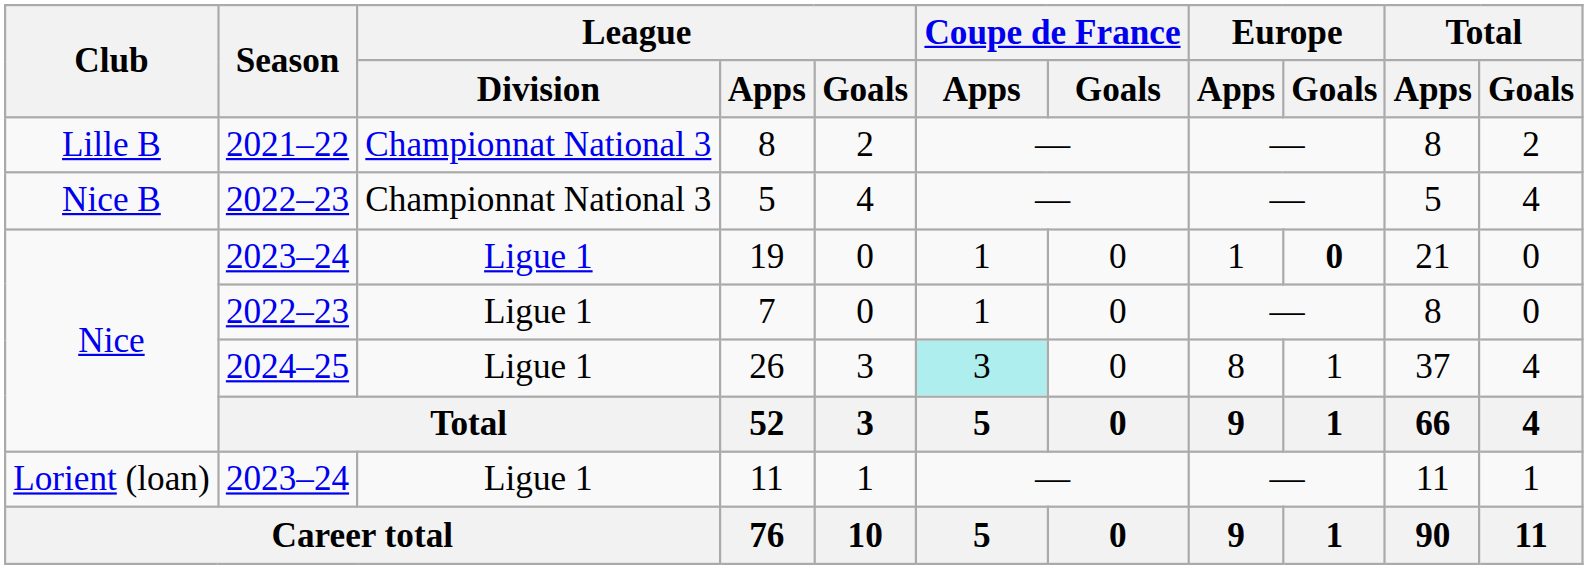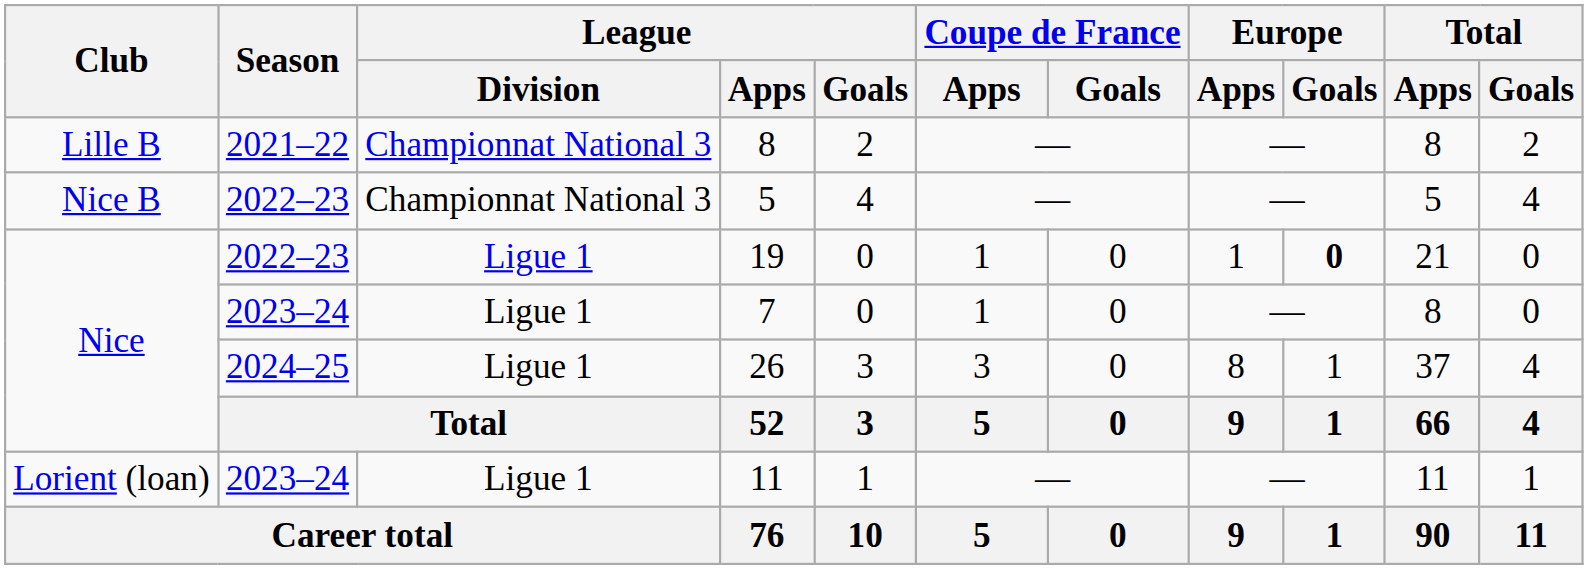(287, 255) 2023–24 -> (287, 255) 2022–23
(287, 311) 2022–23 -> (287, 311) 2023–24
(982, 367) paleturquoise background -> (982, 367) no background
